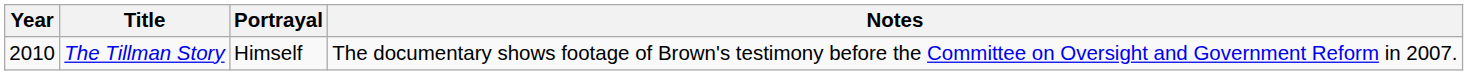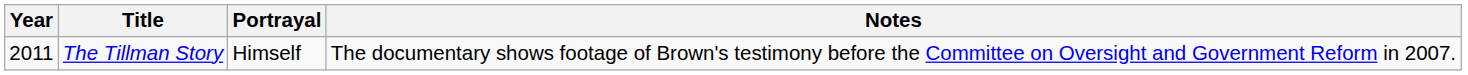(32, 53) 2010 -> (31, 53) 2011
